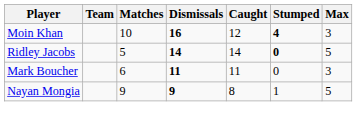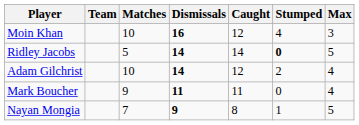(276, 33) bold -> (279, 33) normal
+ row: (45, 71)
(123, 71) 6 -> (125, 91) 9
(328, 71) 3 -> (331, 91) 4
(123, 91) 9 -> (125, 110) 7
